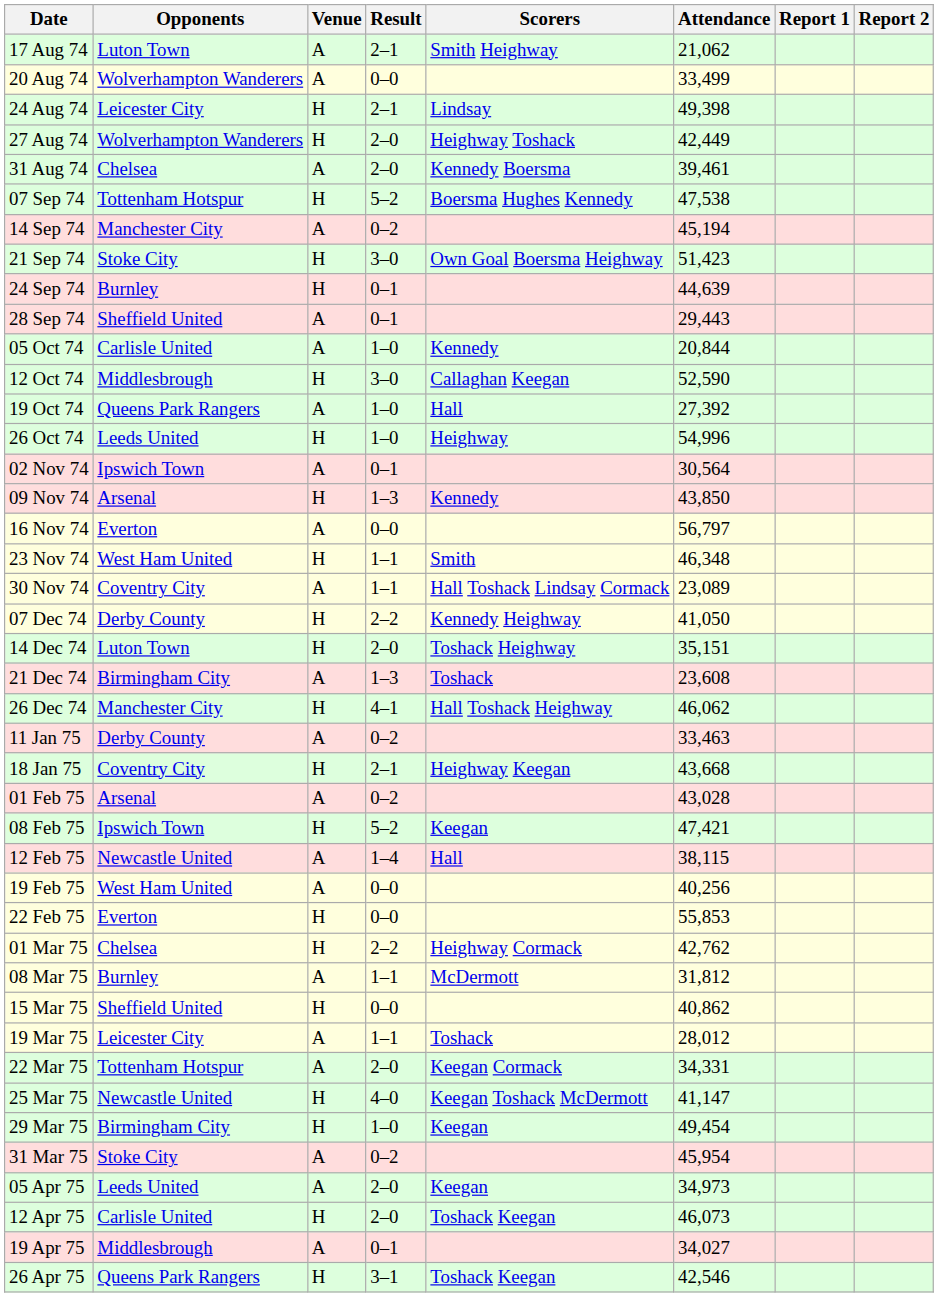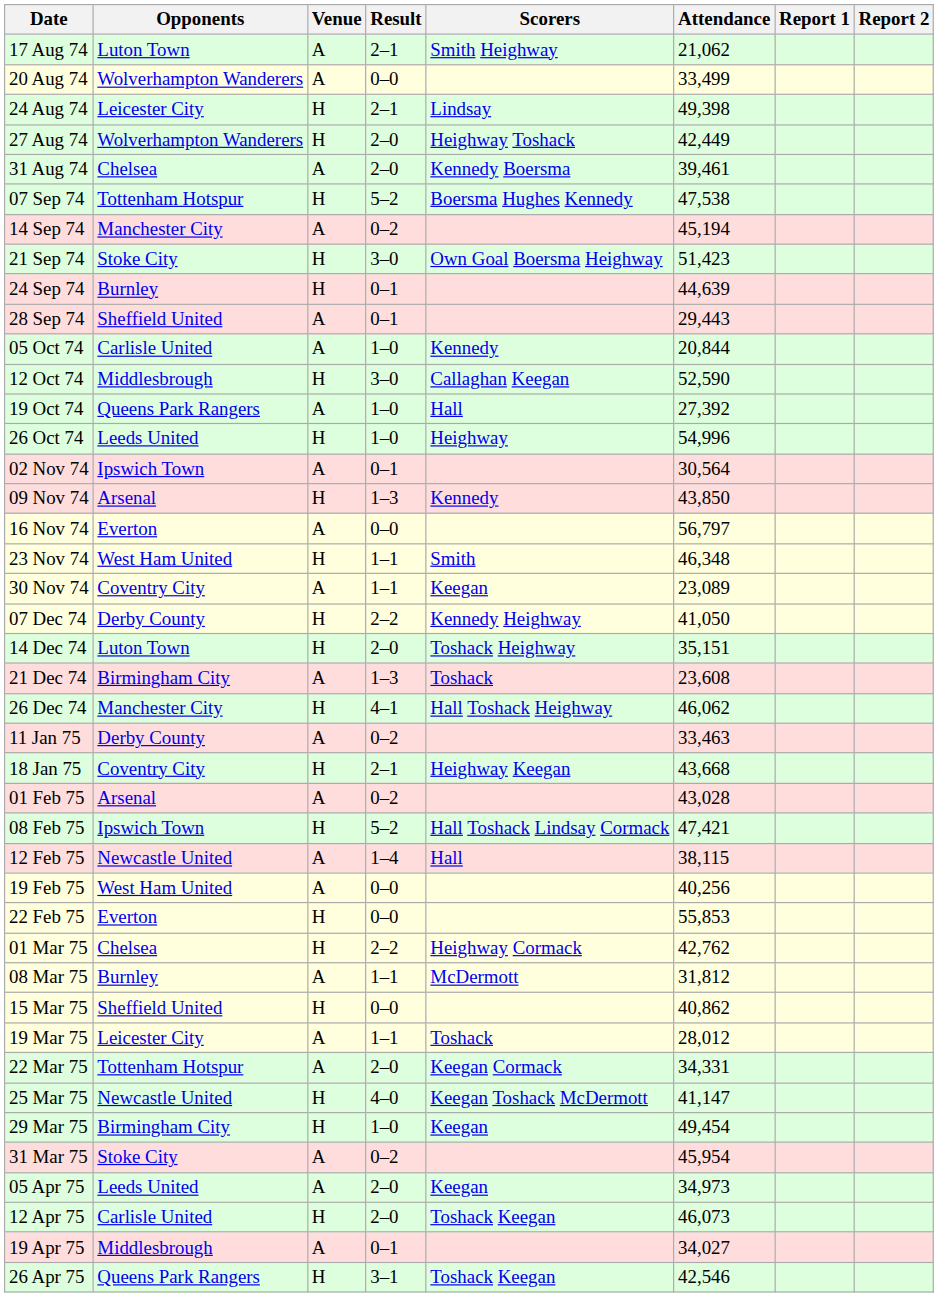(550, 588) Hall Toshack Lindsay Cormack -> (459, 588) Keegan
(459, 827) Keegan -> (550, 827) Hall Toshack Lindsay Cormack
